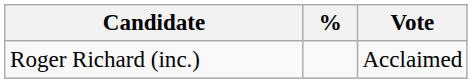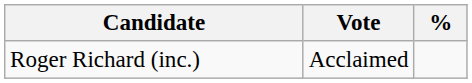columns swapped: (412, 22) <-> (330, 22)
